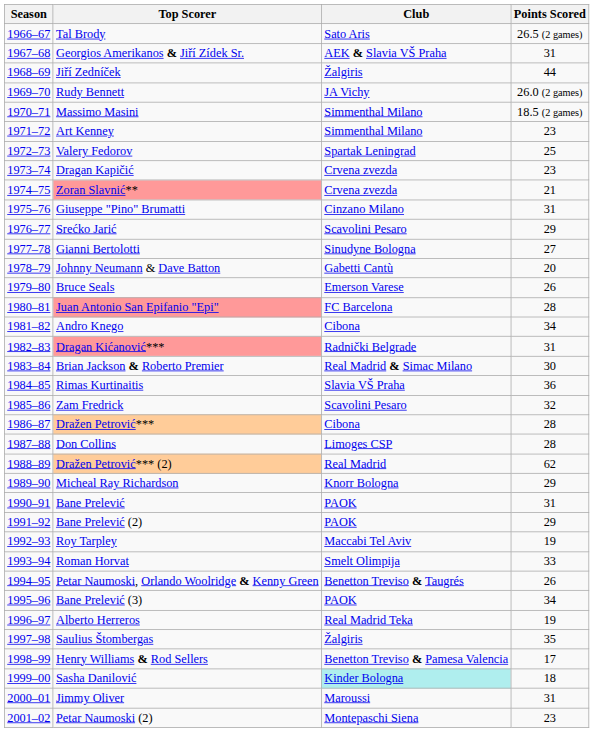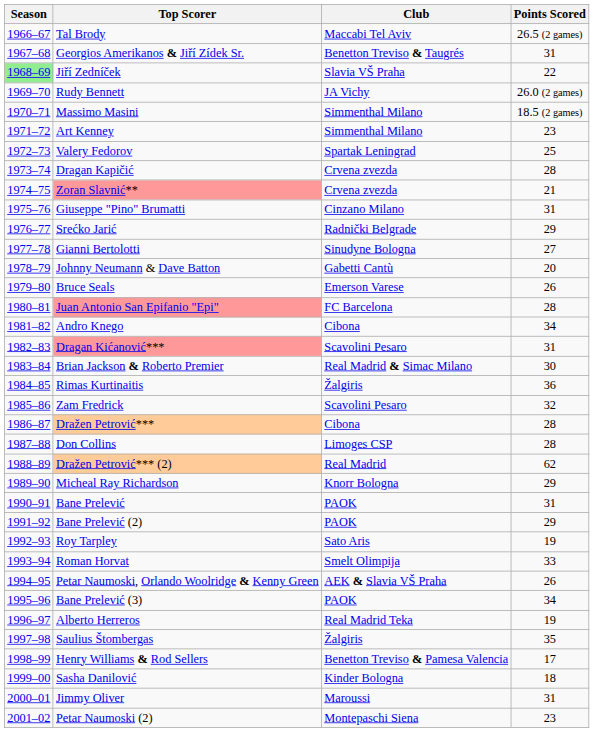(347, 33) Sato Aris -> (368, 33) Maccabi Tel Aviv
(385, 53) AEK & Slavia VŠ Praha -> (394, 53) Benetton Treviso & Taugrés
(29, 72) no background -> (29, 72) lightgreen background
(343, 72) Žalgiris -> (365, 72) Slavia VŠ Praha
(550, 72) 44 -> (550, 72) 22
(550, 170) 23 -> (550, 170) 28
(366, 229) Scavolini Pesaro -> (370, 229) Radnički Belgrade
(370, 346) Radnički Belgrade -> (366, 346) Scavolini Pesaro
(365, 385) Slavia VŠ Praha -> (343, 385) Žalgiris
(368, 541) Maccabi Tel Aviv -> (347, 541) Sato Aris
(394, 580) Benetton Treviso & Taugrés -> (385, 580) AEK & Slavia VŠ Praha
(364, 678) paleturquoise background -> (364, 678) no background
